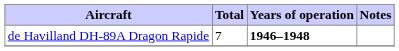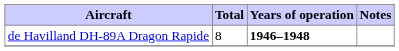(218, 35) 7 -> (218, 35) 8
